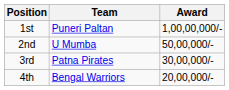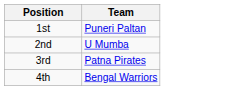- column: (192, 12)
